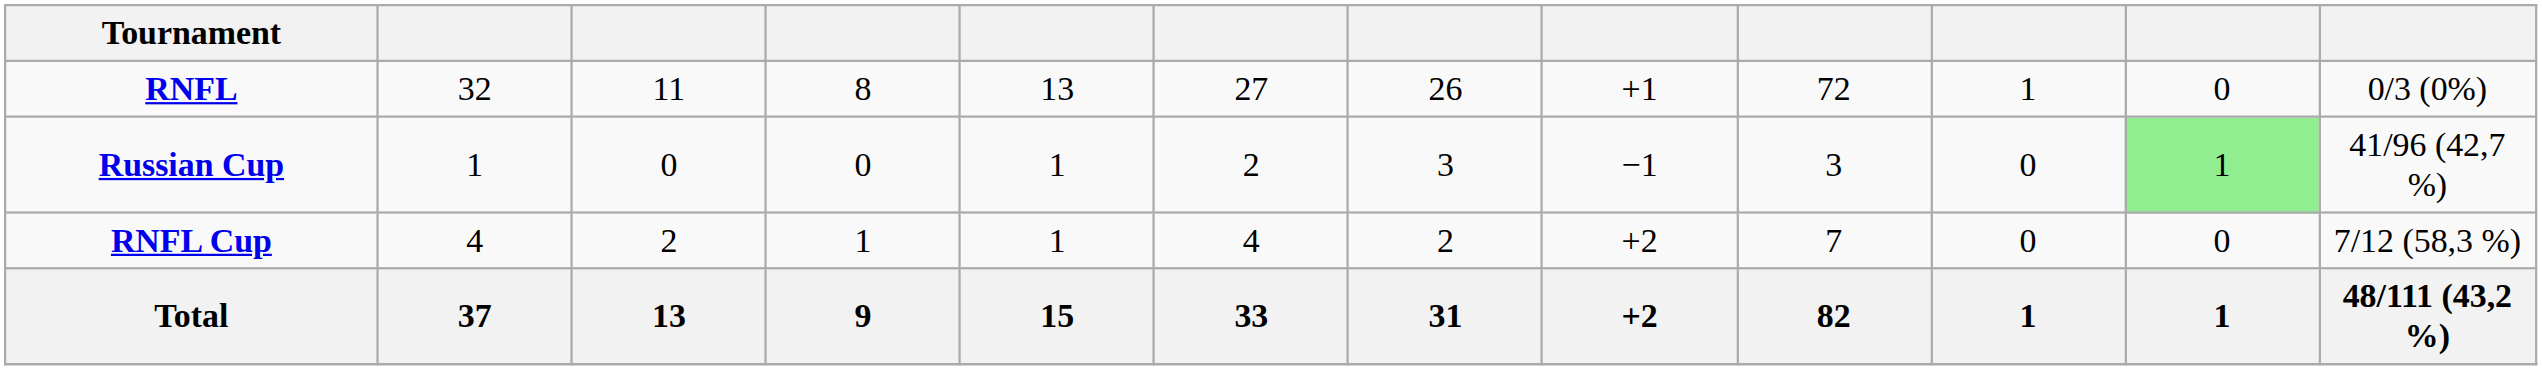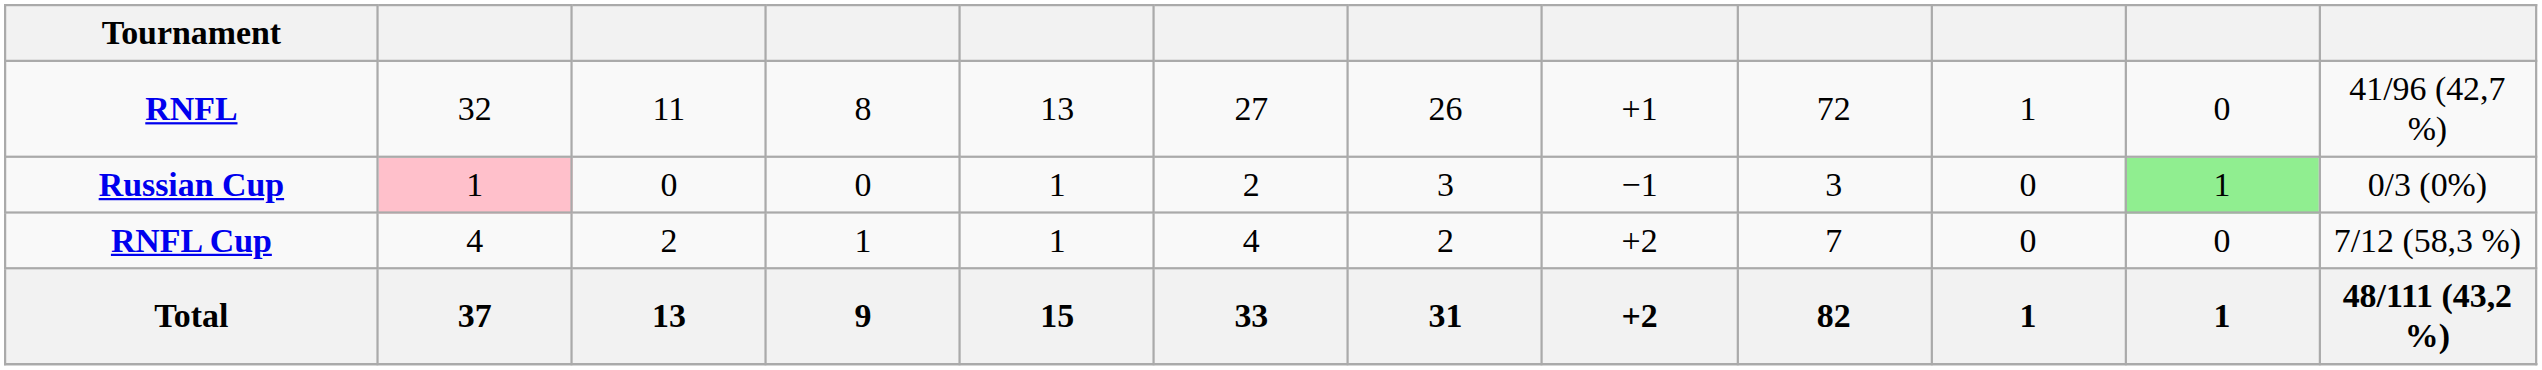(2427, 88) 0/3 (0%) -> (2427, 108) 41/96 (42,7 %)
(475, 164) no background -> (475, 184) pink background
(2427, 164) 41/96 (42,7 %) -> (2427, 184) 0/3 (0%)
